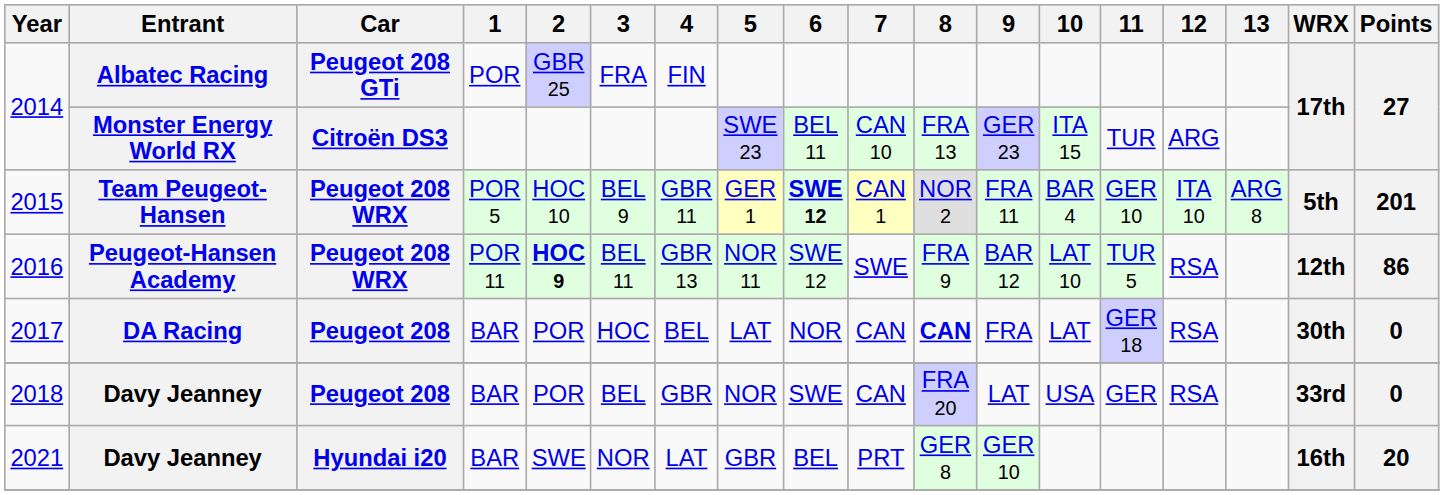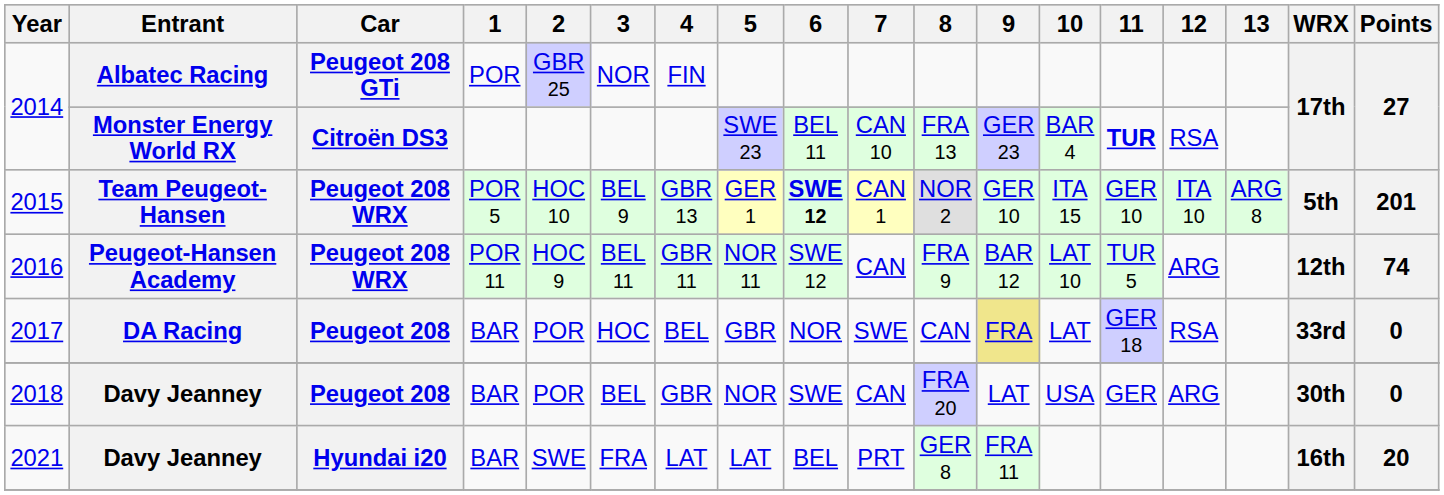(623, 75) FRA -> (623, 75) NOR
(1070, 139) ITA 15 -> (1070, 139) BAR 4
(1131, 139) normal -> (1131, 139) bold
(1194, 139) ARG -> (1194, 139) RSA
(687, 203) GBR 11 -> (687, 203) GBR 13
(1009, 203) FRA 11 -> (1009, 203) GER 10
(1070, 203) BAR 4 -> (1070, 203) ITA 15
(559, 267) bold -> (559, 267) normal
(687, 267) GBR 13 -> (687, 267) GBR 11
(881, 267) SWE -> (881, 267) CAN
(1194, 267) RSA -> (1194, 267) ARG
(1396, 267) 86 -> (1396, 267) 74
(750, 330) LAT -> (750, 330) GBR
(881, 330) CAN -> (881, 330) SWE
(945, 330) bold -> (945, 330) normal
(1009, 330) no background -> (1009, 330) khaki background
(1321, 330) 30th -> (1321, 330) 33rd
(1194, 394) RSA -> (1194, 394) ARG
(1321, 394) 33rd -> (1321, 394) 30th
(623, 458) NOR -> (623, 458) FRA
(750, 458) GBR -> (750, 458) LAT
(1009, 458) GER 10 -> (1009, 458) FRA 11
